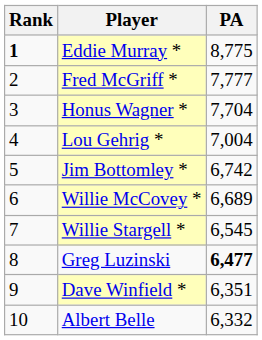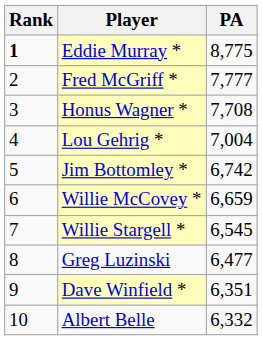(231, 110) 7,704 -> (231, 110) 7,708
(231, 200) 6,689 -> (231, 200) 6,659
(231, 259) bold -> (231, 259) normal
